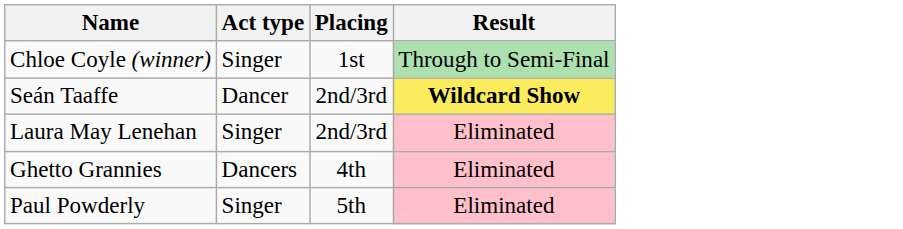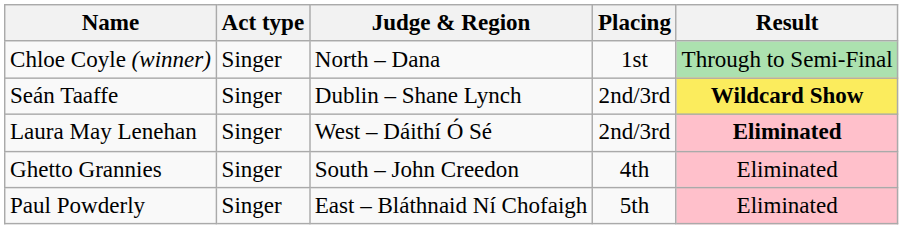+ column: (451, 22)
(255, 95) Dancer -> (252, 95) Singer
(504, 132) normal -> (787, 132) bold
(259, 168) Dancers -> (252, 168) Singer
